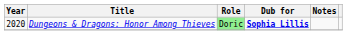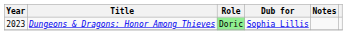(16, 24) 2020 -> (16, 24) 2023
(278, 24) bold -> (278, 24) normal
